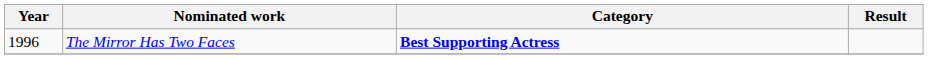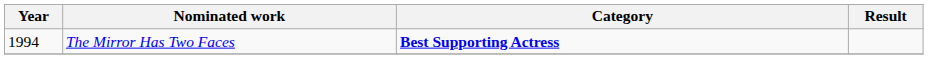(24, 41) 1996 -> (24, 41) 1994
